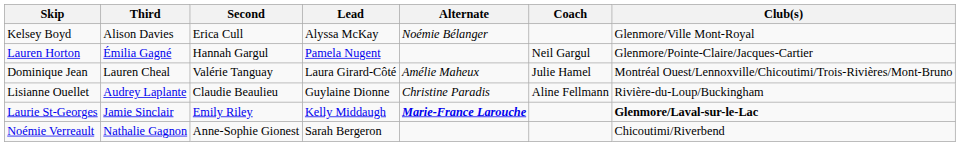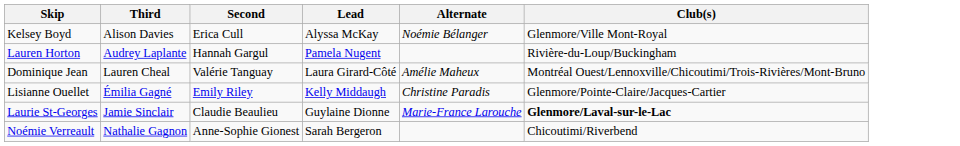- column: (570, 14)
(137, 53) Émilia Gagné -> (145, 53) Audrey Laplante
(714, 53) Glenmore/Pointe-Claire/Jacques-Cartier -> (602, 53) Rivière-du-Loup/Buckingham
(145, 92) Audrey Laplante -> (137, 92) Émilia Gagné
(235, 92) Claudie Beaulieu -> (223, 92) Emily Riley
(347, 92) Guylaine Dionne -> (345, 92) Kelly Middaugh
(689, 92) Rivière-du-Loup/Buckingham -> (626, 92) Glenmore/Pointe-Claire/Jacques-Cartier
(223, 111) Emily Riley -> (235, 111) Claudie Beaulieu
(345, 111) Kelly Middaugh -> (347, 111) Guylaine Dionne
(464, 111) bold -> (462, 111) normal
